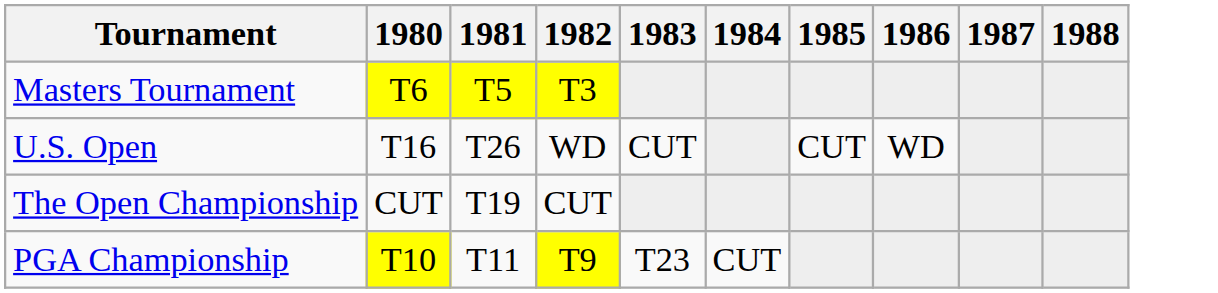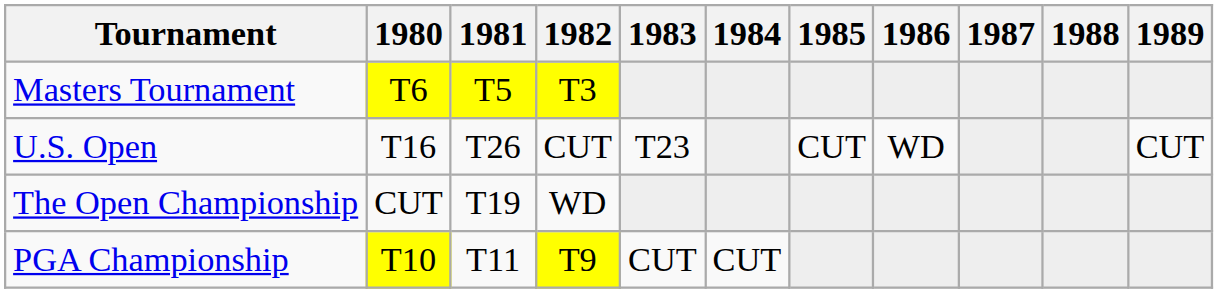+ column: (1170, 33)
(578, 146) WD -> (578, 146) CUT
(662, 146) CUT -> (662, 146) T23
(578, 202) CUT -> (578, 202) WD
(662, 259) T23 -> (662, 259) CUT
